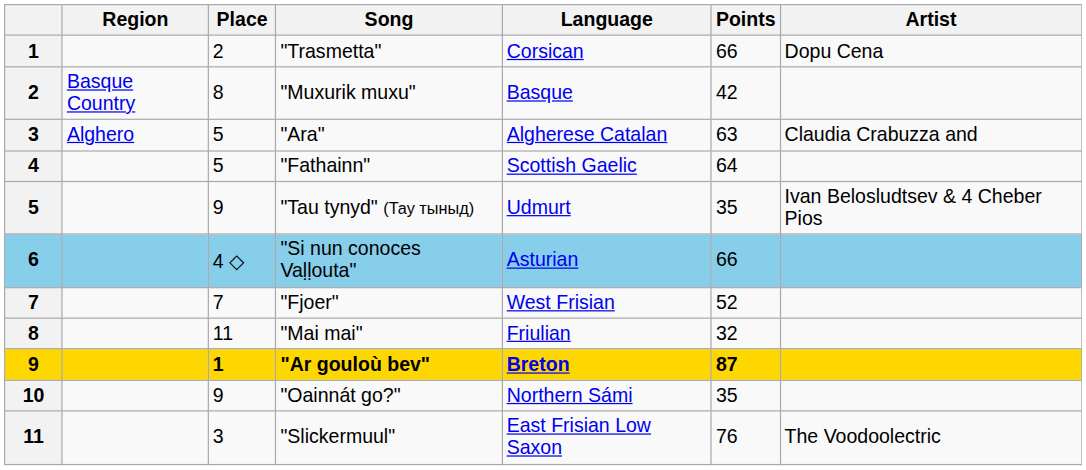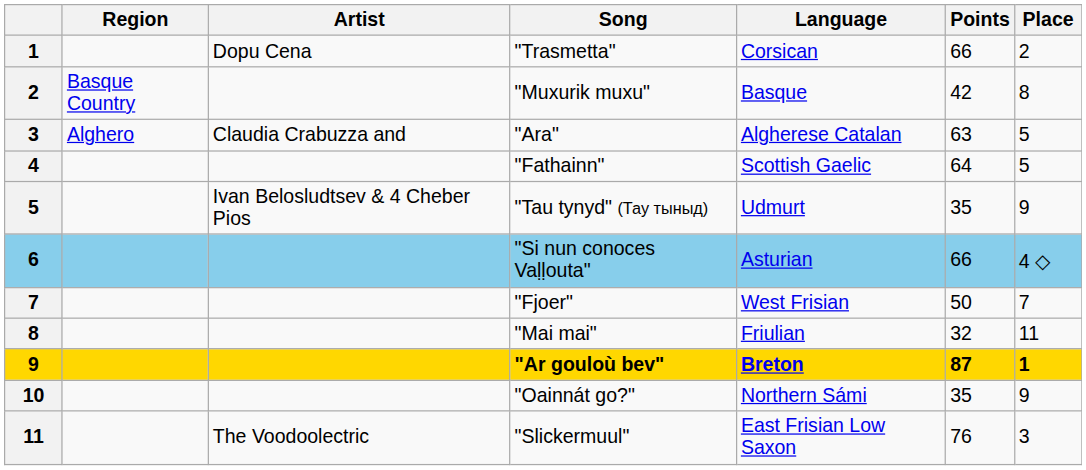columns swapped: (931, 19) <-> (242, 19)
(727, 302) 52 -> (961, 302) 50
